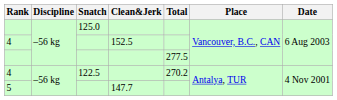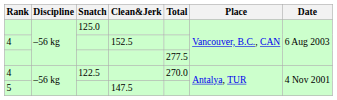(177, 73) 270.2 -> (177, 73) 270.0
(122, 88) 147.7 -> (122, 88) 147.5
